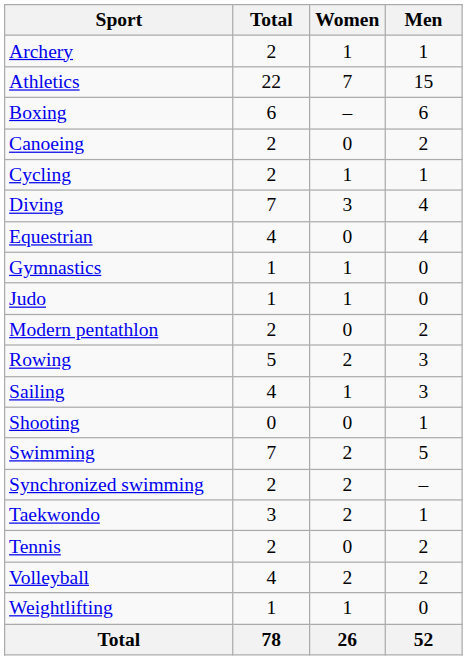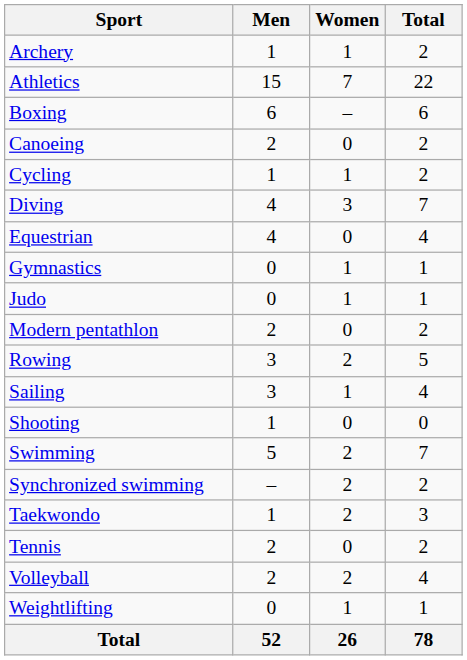columns swapped: (423, 19) <-> (271, 19)
